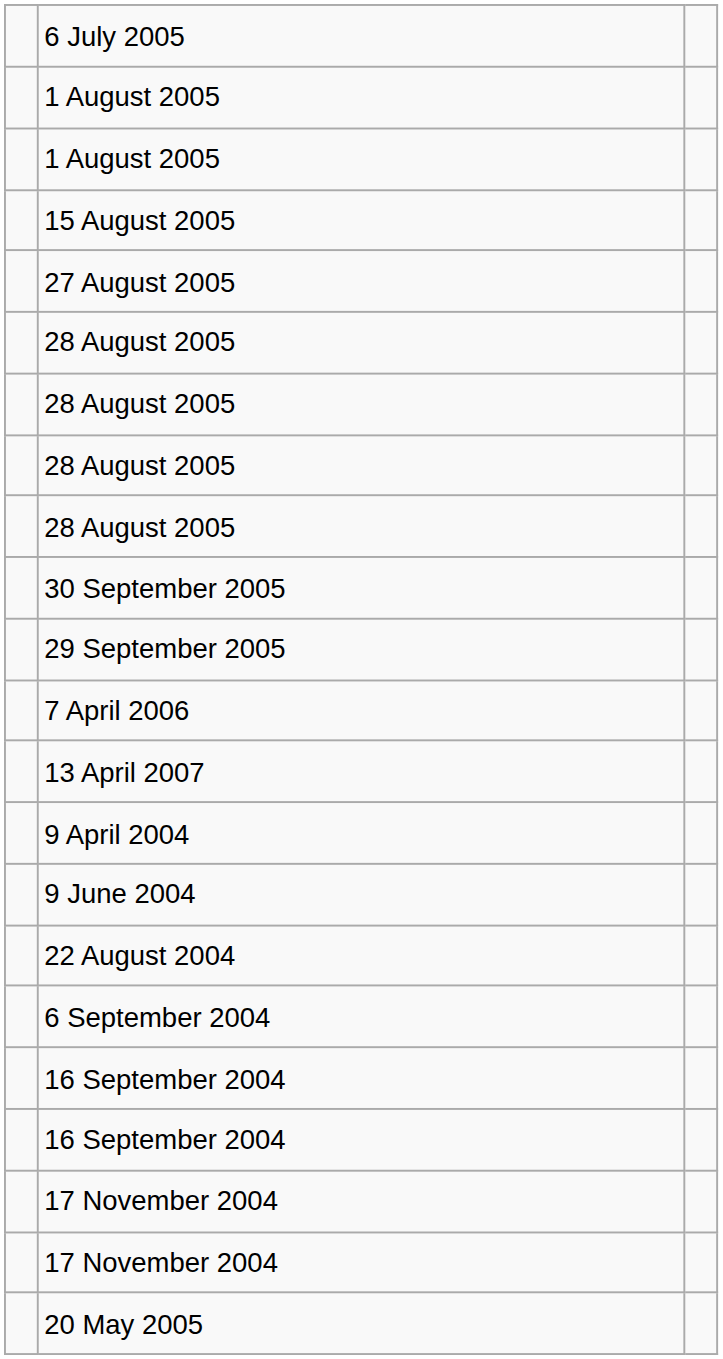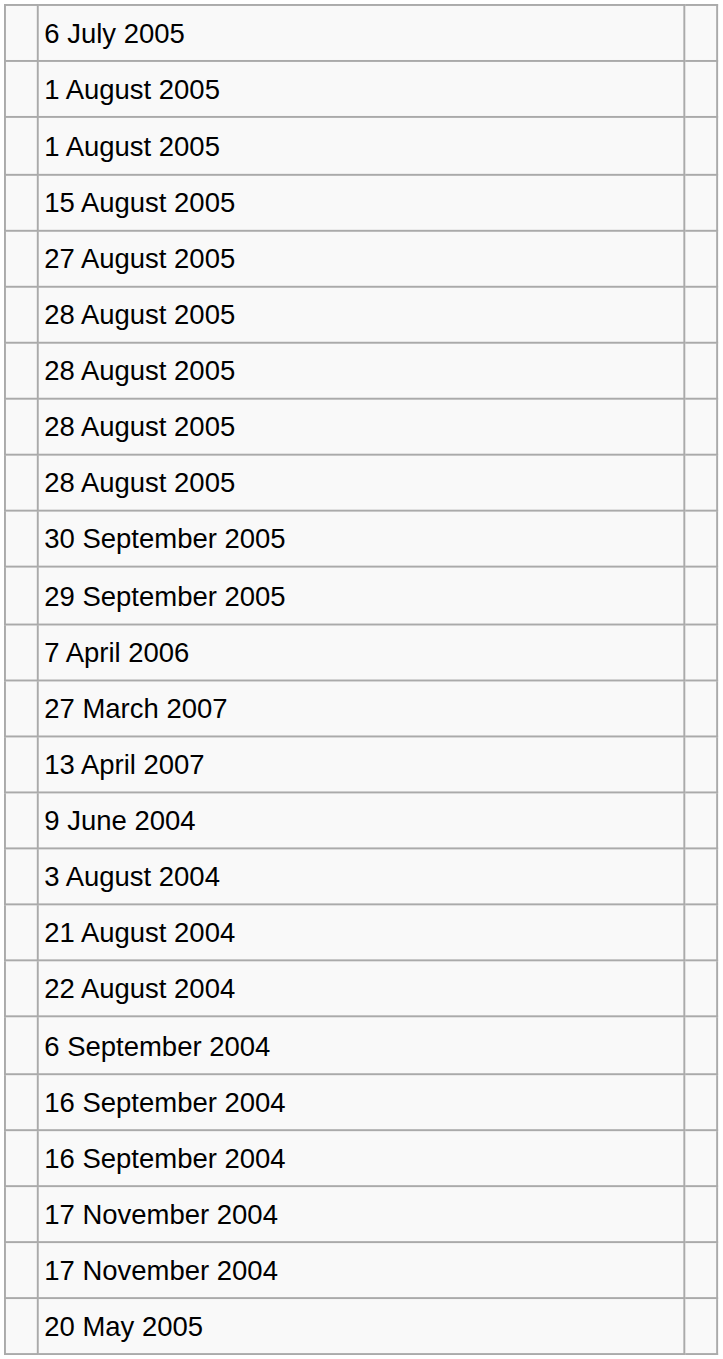+ row: (21, 708)
- row: (21, 833)
+ row: (21, 877)
+ row: (21, 933)
